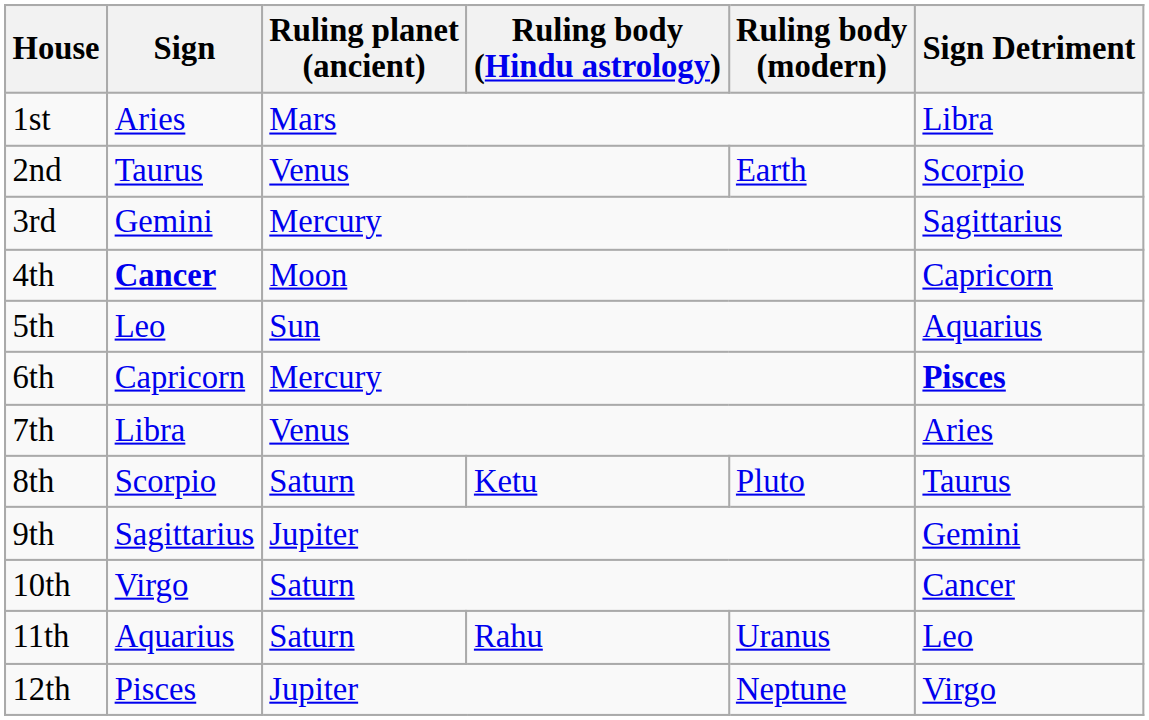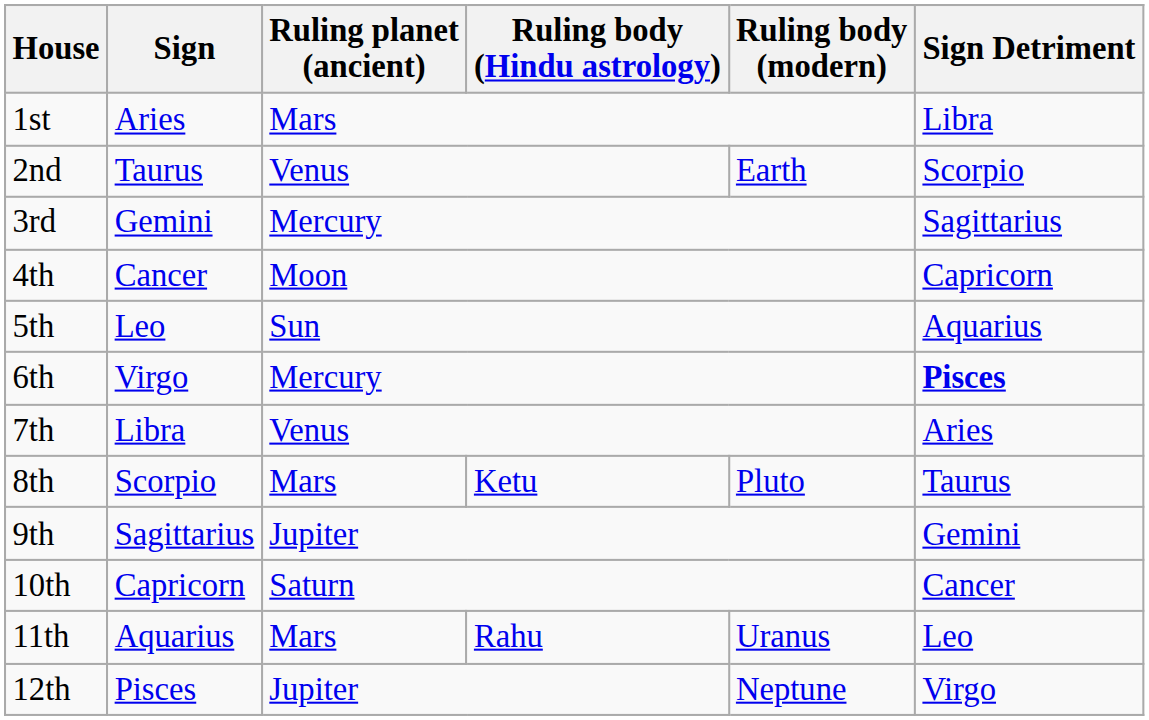(165, 274) bold -> (161, 274) normal
(180, 377) Capricorn -> (151, 377) Virgo
(312, 481) Saturn -> (303, 481) Mars
(151, 584) Virgo -> (180, 584) Capricorn
(312, 636) Saturn -> (303, 636) Mars
